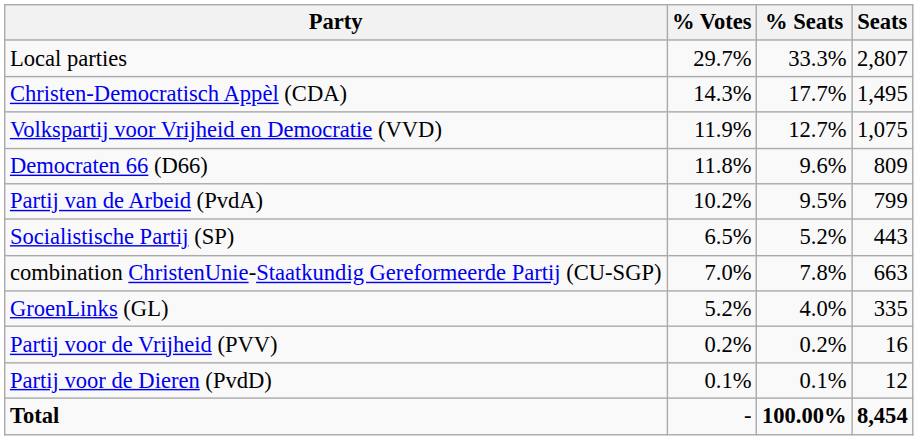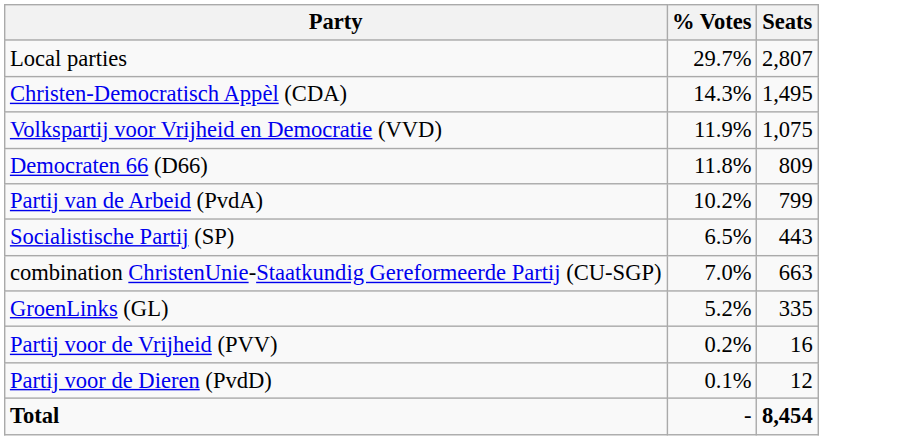- column: (804, 22)
